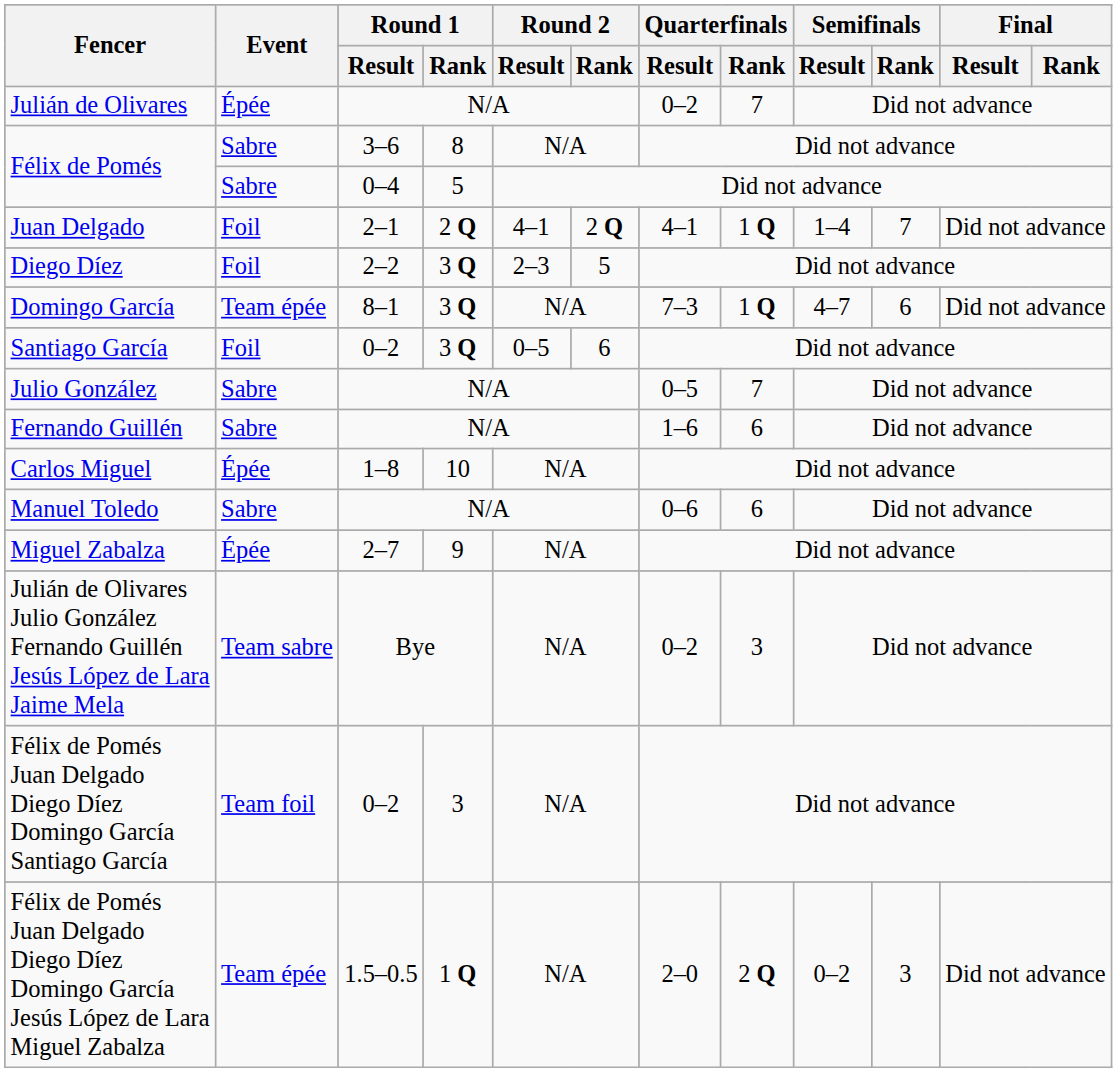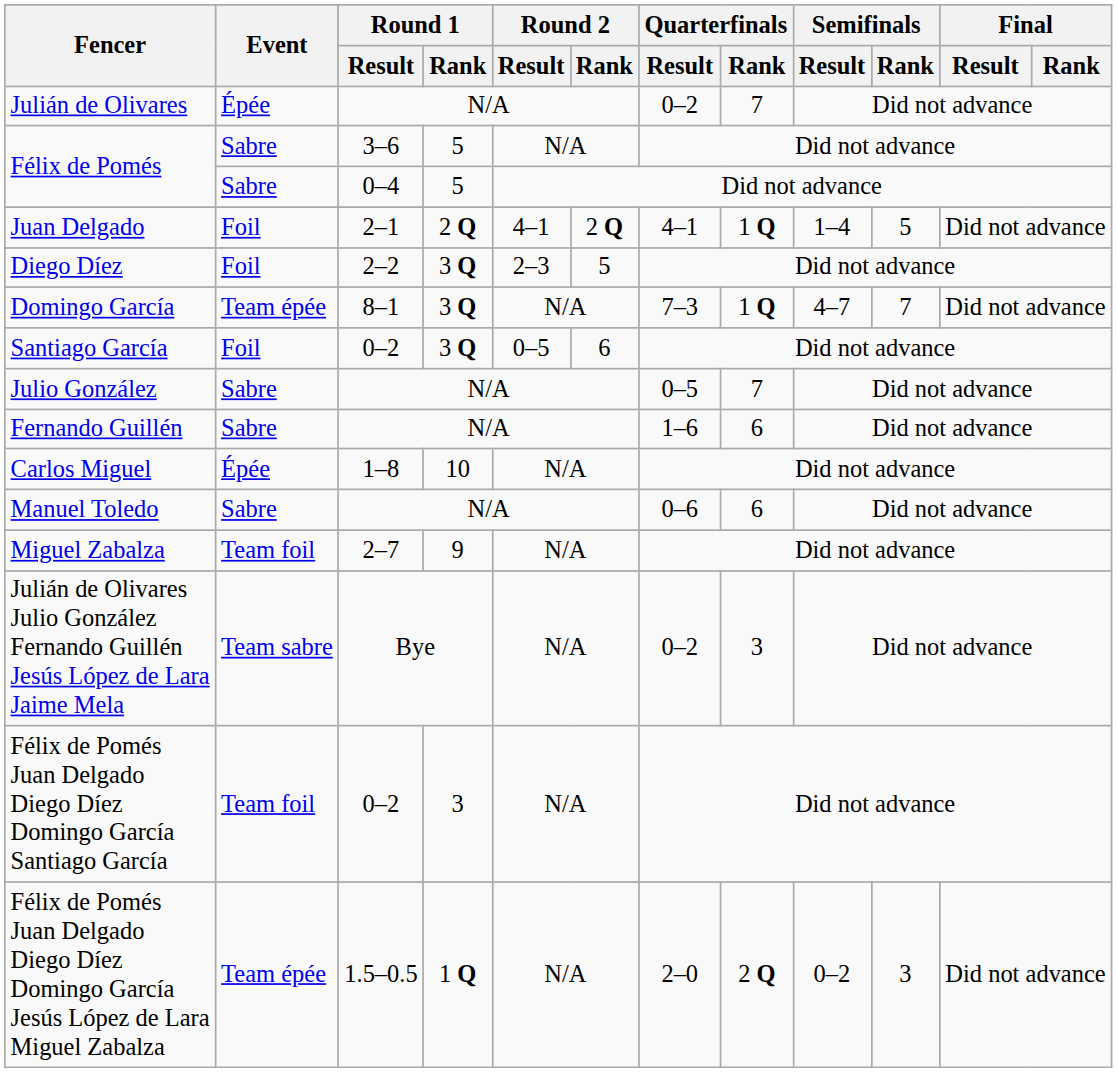(458, 146) 8 -> (458, 146) 5
(905, 226) 7 -> (905, 226) 5
(905, 307) 6 -> (905, 307) 7
(246, 549) Épée -> (268, 549) Team foil
